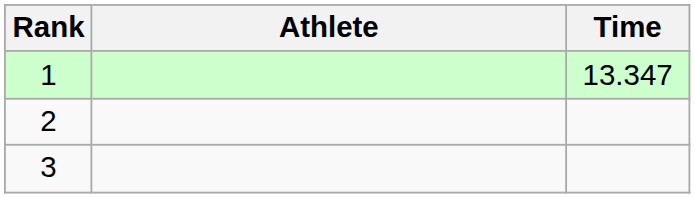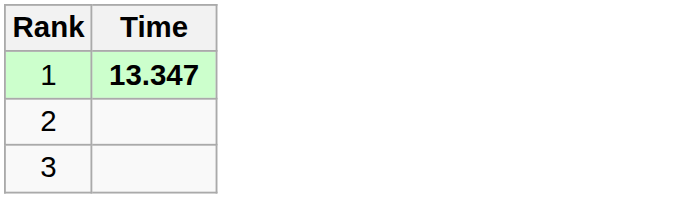- column: (329, 27)
(628, 74) normal -> (154, 74) bold
